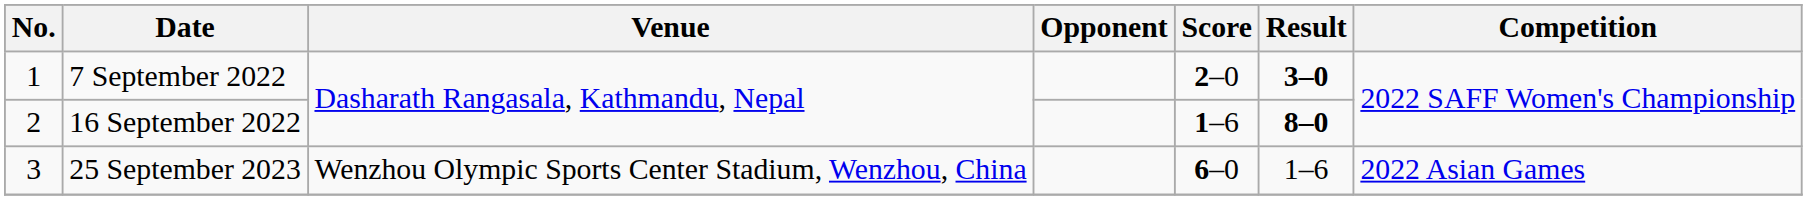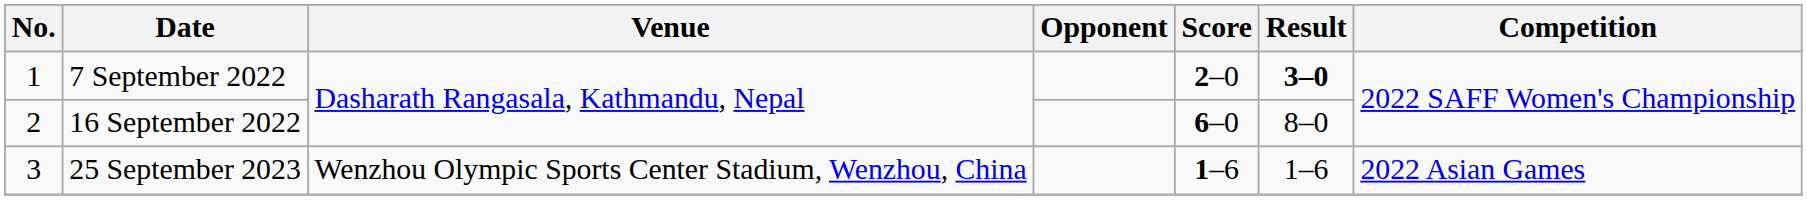(1217, 122) 1–6 -> (1217, 122) 6–0
(1306, 122) bold -> (1306, 122) normal
(1217, 169) 6–0 -> (1217, 169) 1–6
